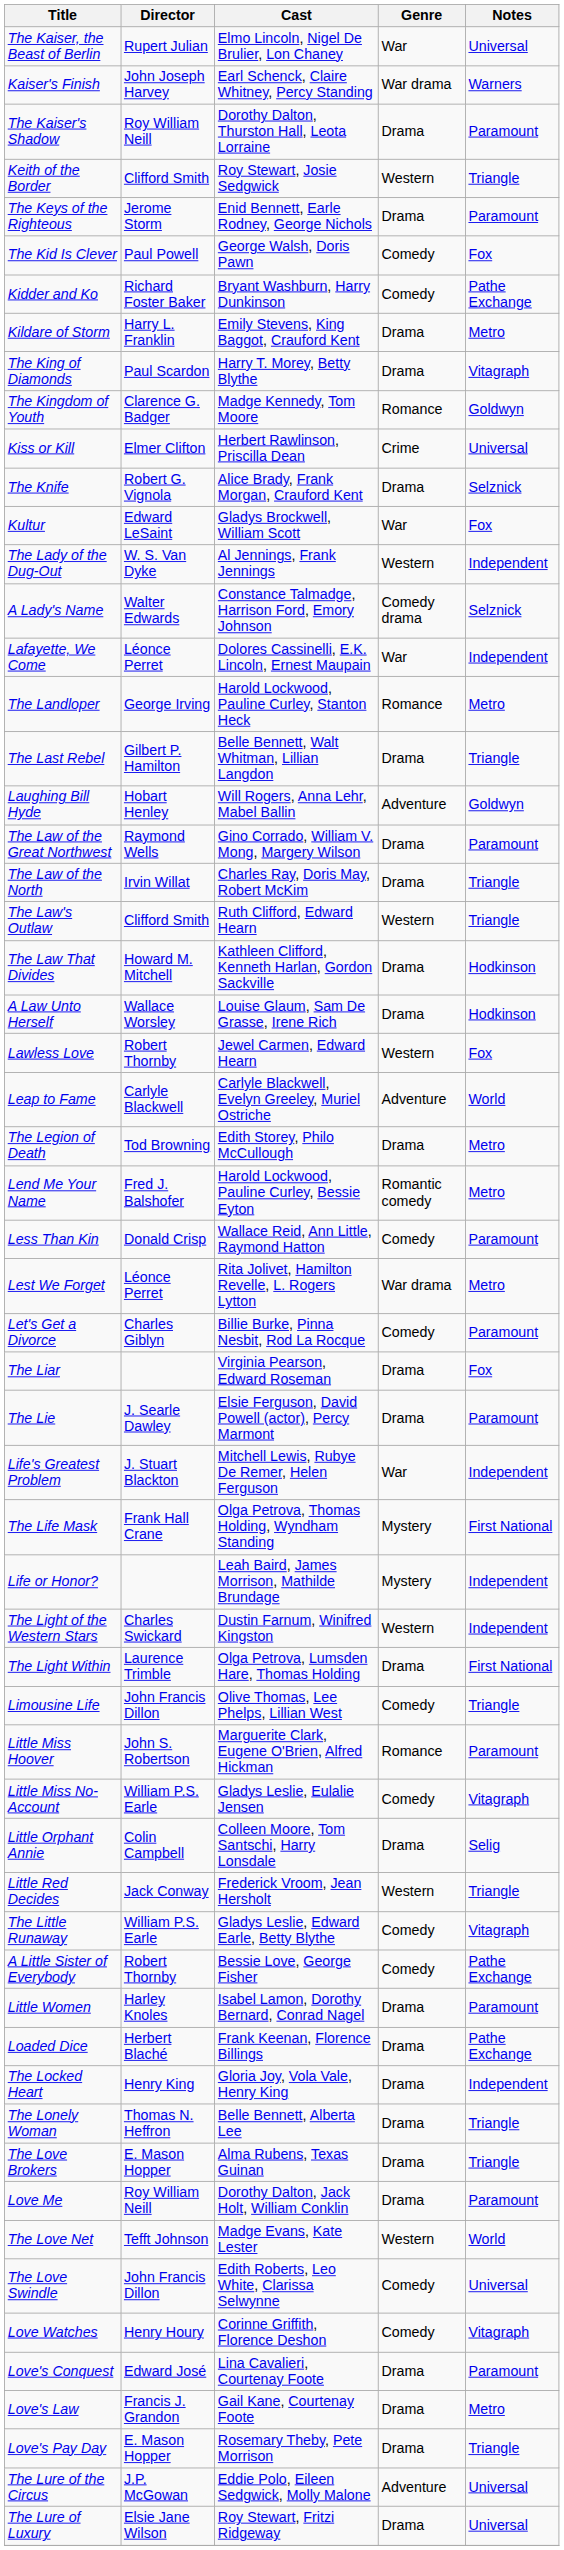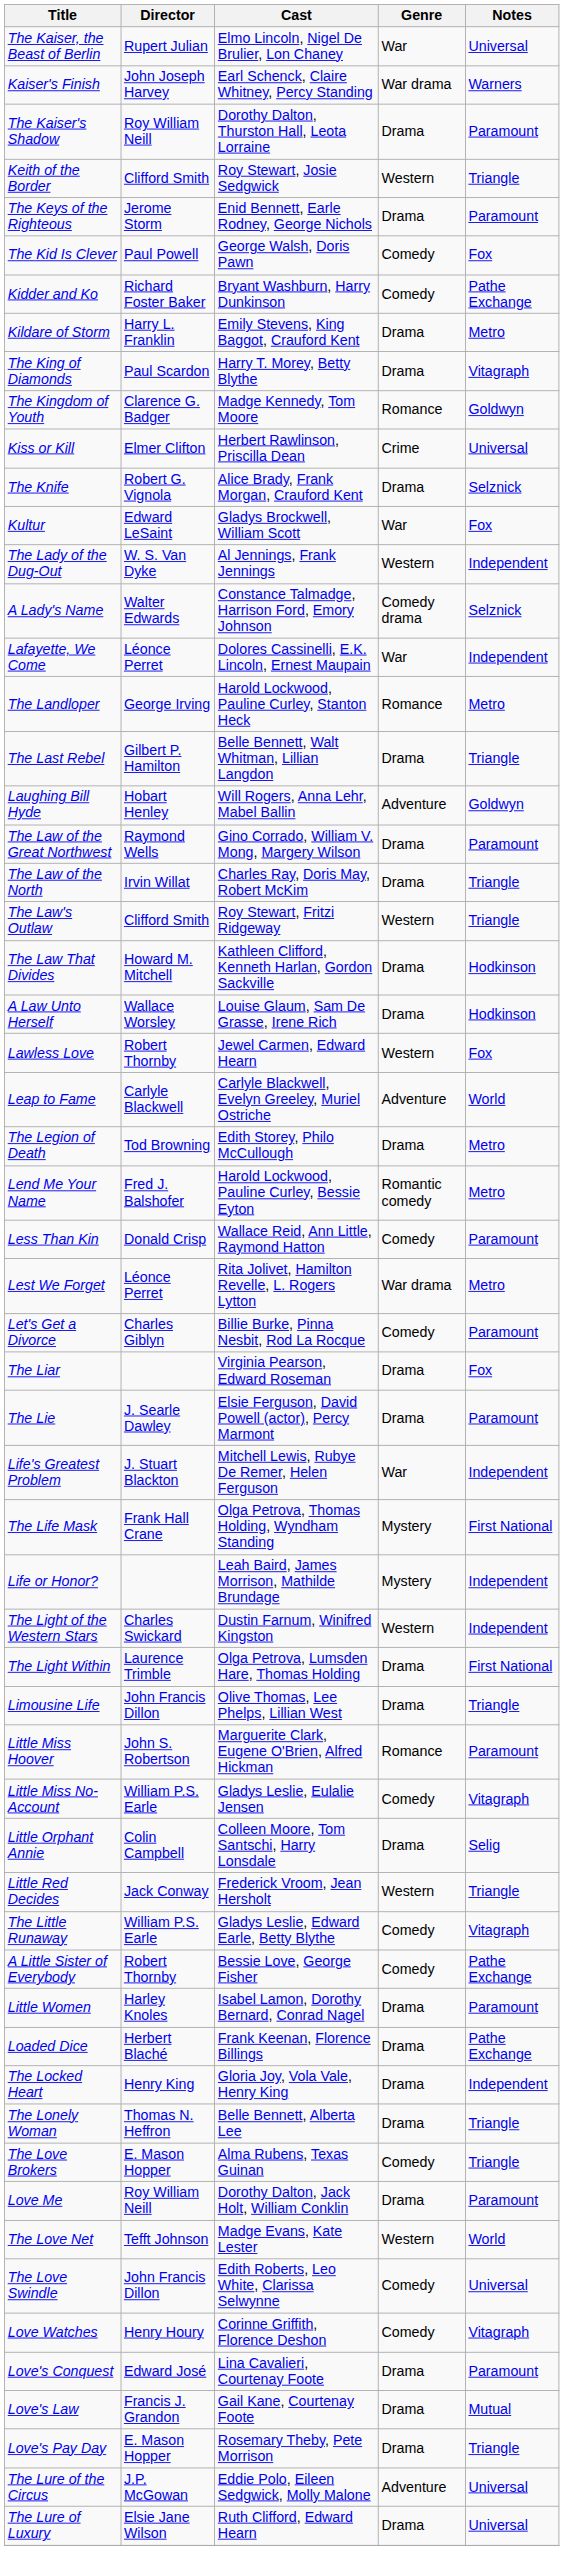(285, 921) Ruth Clifford, Edward Hearn -> (276, 921) Roy Stewart, Fritzi Ridgeway
(408, 1705) Comedy -> (403, 1705) Drama
(403, 2162) Drama -> (408, 2162) Comedy
(487, 2409) Metro -> (490, 2409) Mutual
(276, 2525) Roy Stewart, Fritzi Ridgeway -> (285, 2525) Ruth Clifford, Edward Hearn
